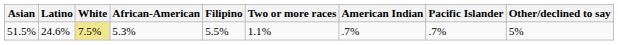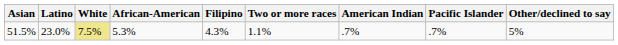(55, 31) 24.6% -> (55, 31) 23.0%
(217, 31) 5.5% -> (217, 31) 4.3%
